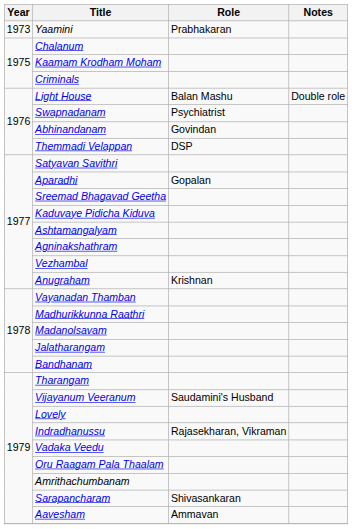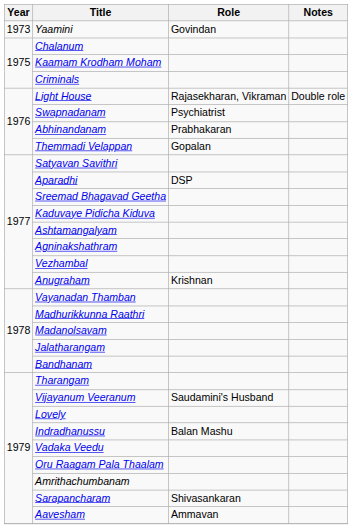(201, 29) Prabhakaran -> (194, 29) Govindan
(202, 96) Balan Mashu -> (229, 96) Rajasekharan, Vikraman
(194, 130) Govindan -> (201, 130) Prabhakaran
(182, 146) DSP -> (191, 146) Gopalan
(191, 180) Gopalan -> (182, 180) DSP
(229, 431) Rajasekharan, Vikraman -> (202, 431) Balan Mashu
